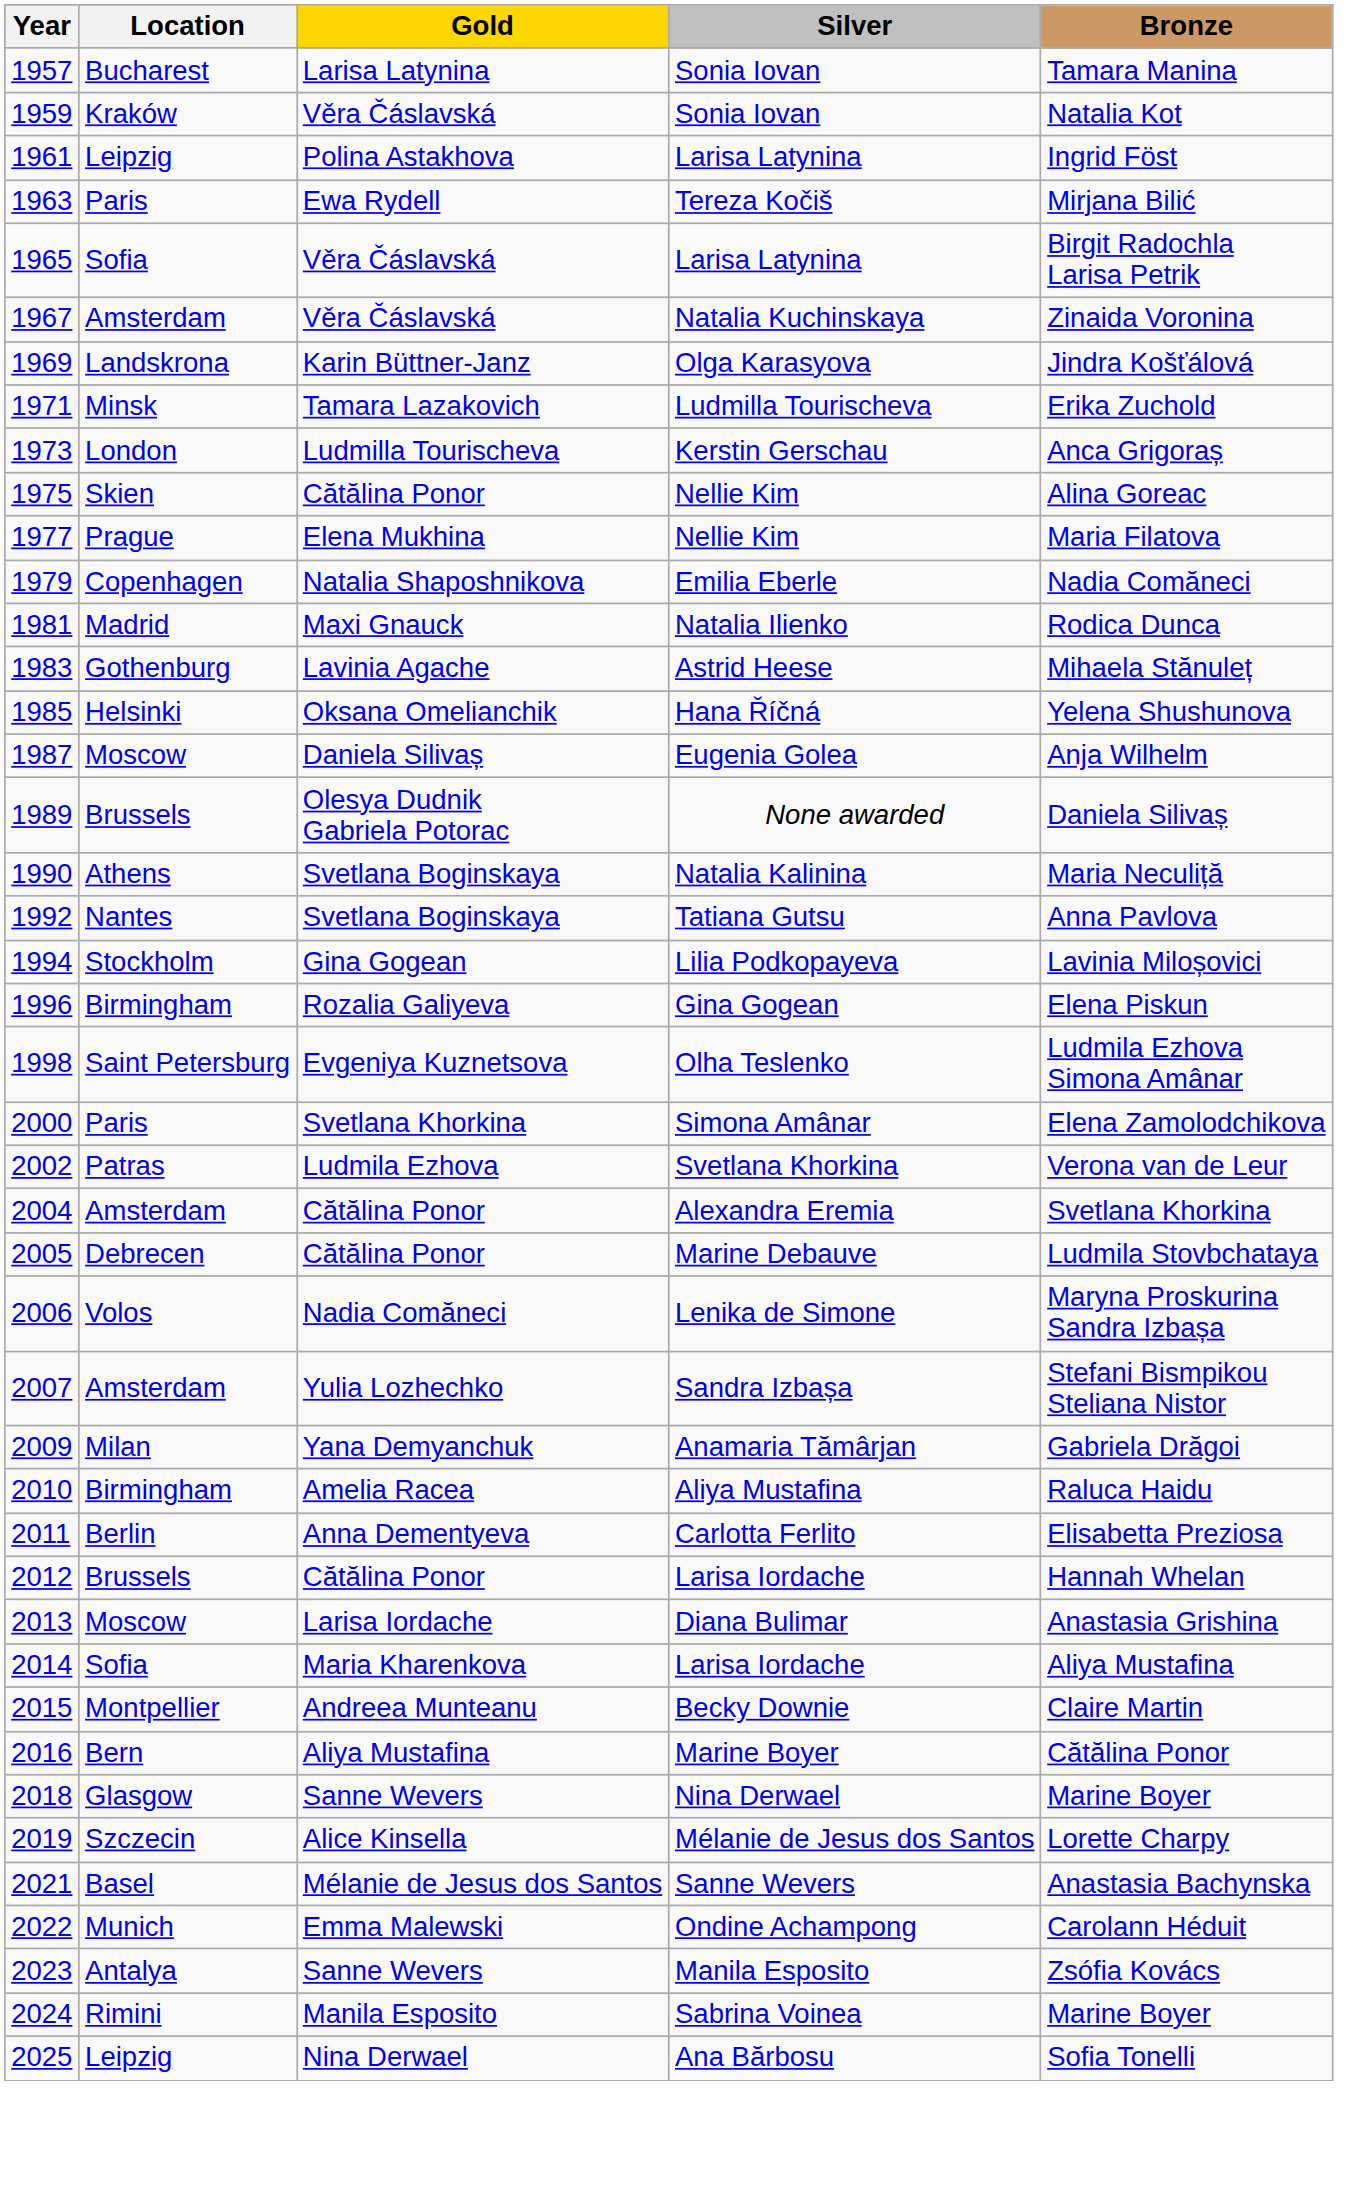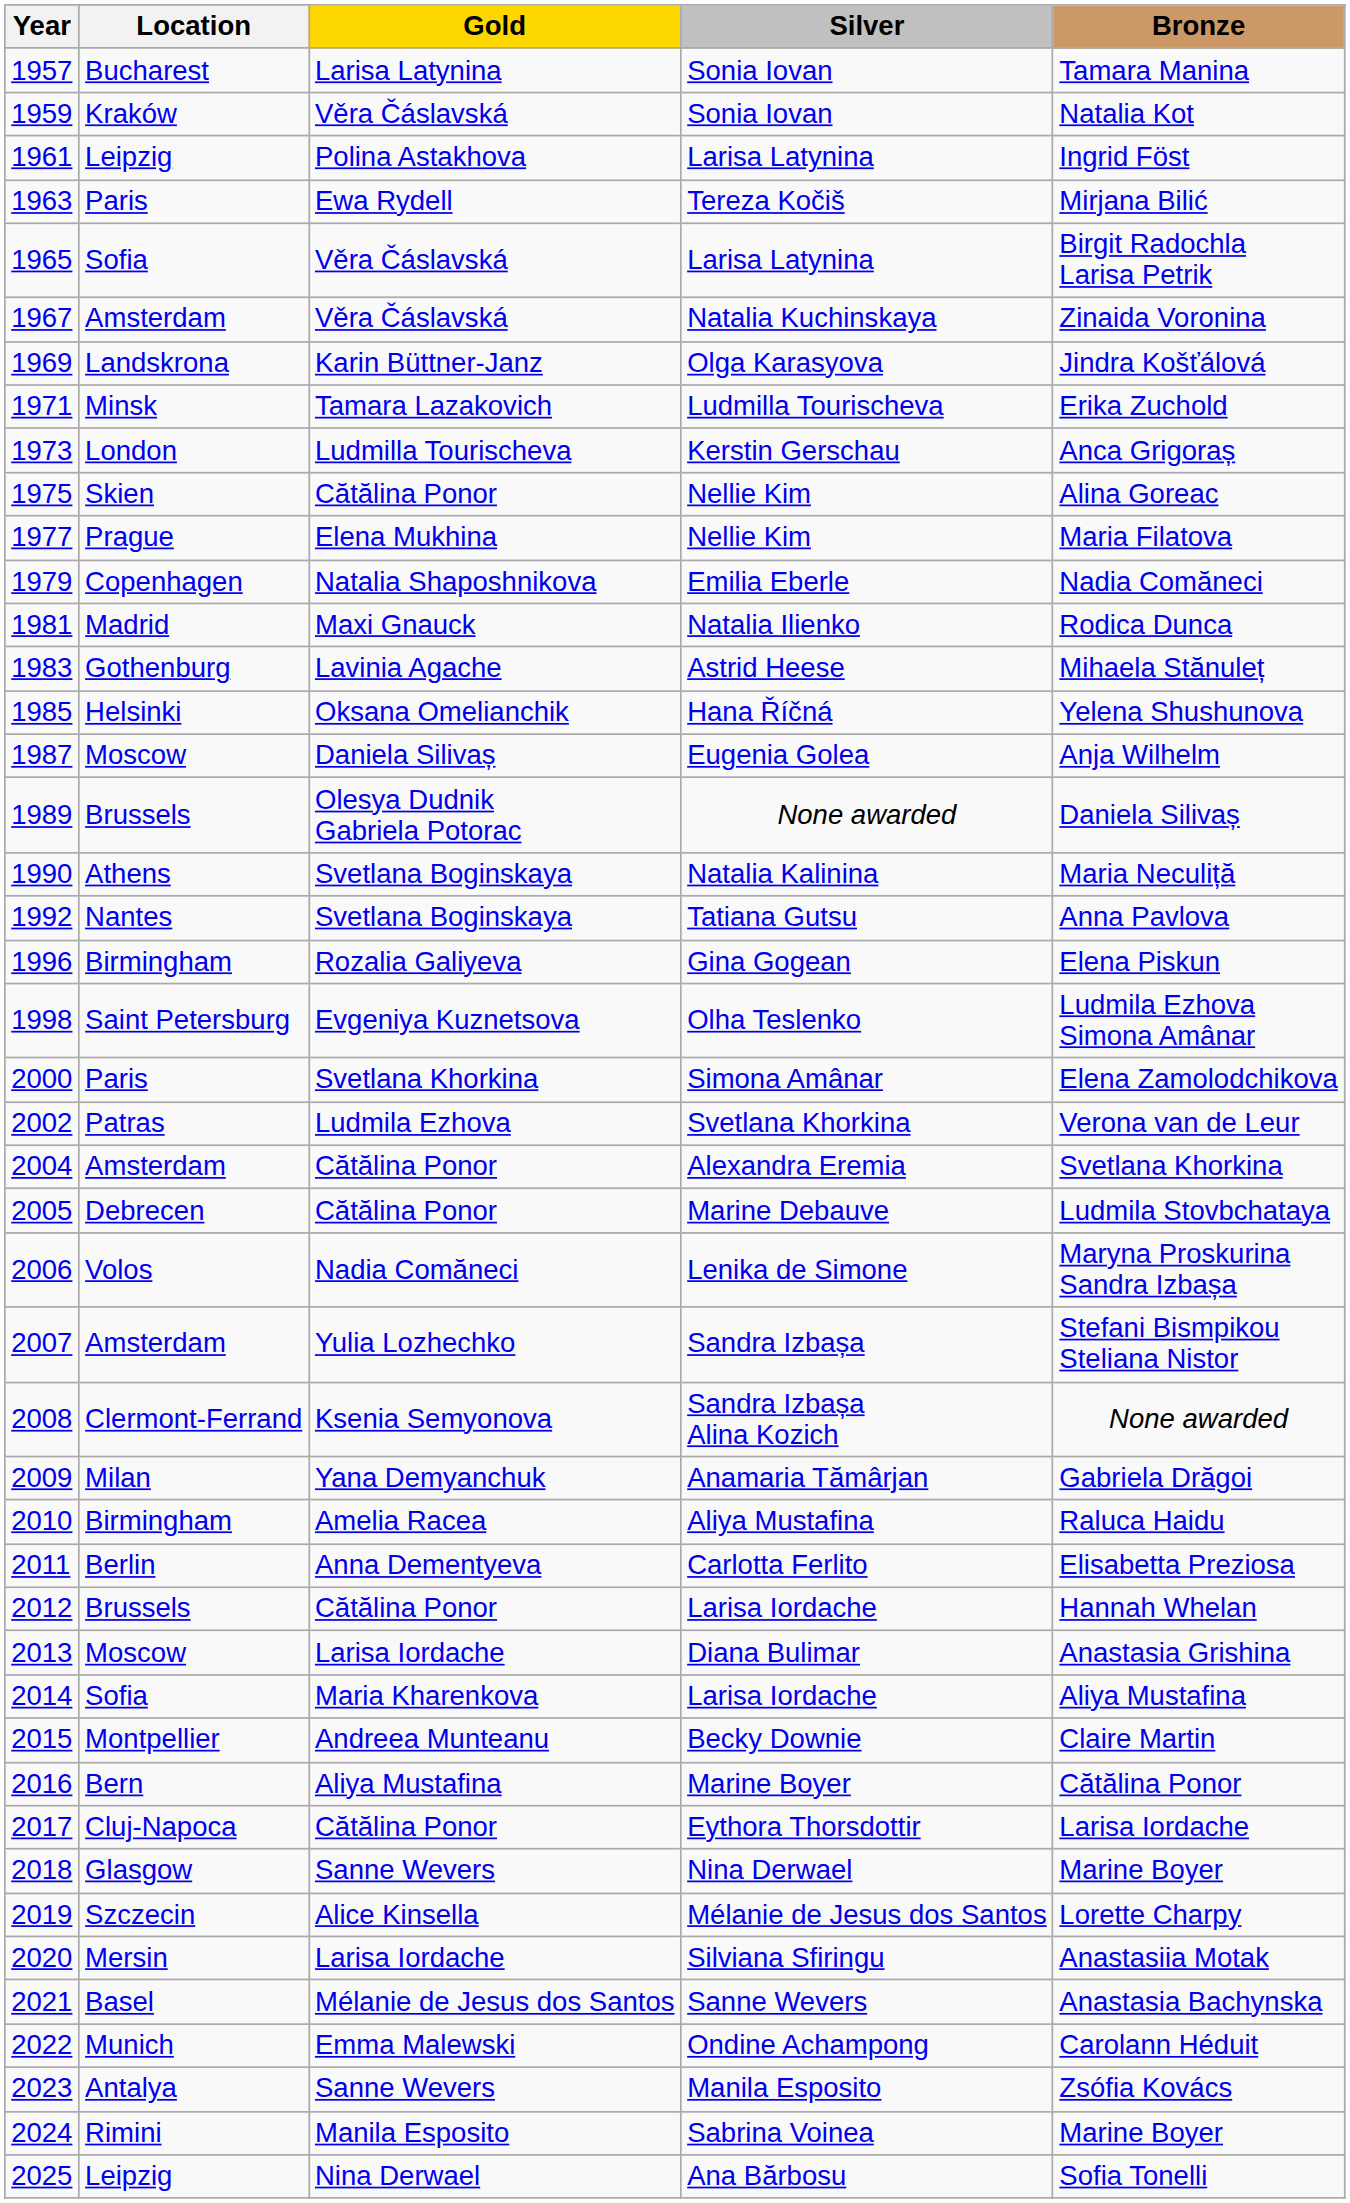- row: (42, 961)
+ row: (42, 1418)
+ row: (42, 1826)
+ row: (42, 1957)
